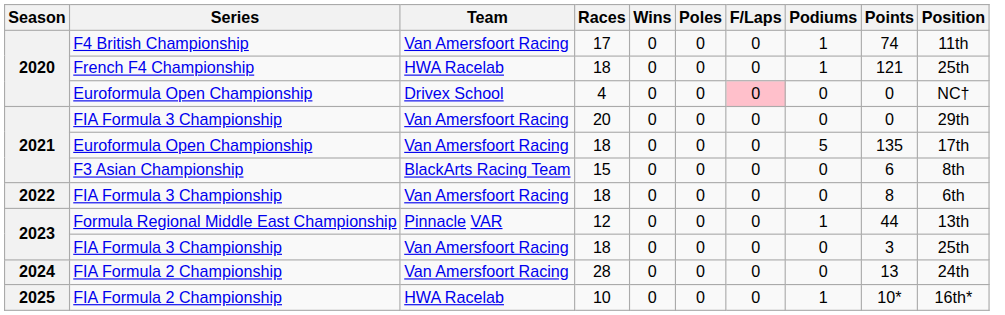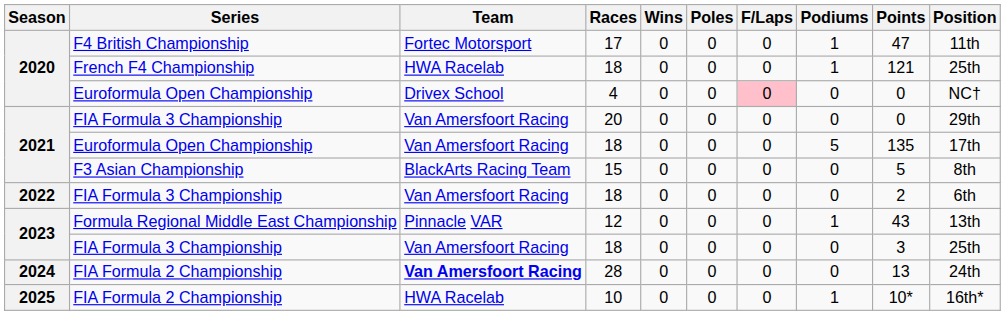(486, 43) Van Amersfoort Racing -> (468, 43) Fortec Motorsport
(889, 43) 74 -> (901, 43) 47
(889, 171) 6 -> (901, 171) 5
(889, 196) 8 -> (901, 196) 2
(889, 222) 44 -> (901, 222) 43
(486, 272) normal -> (493, 272) bold
